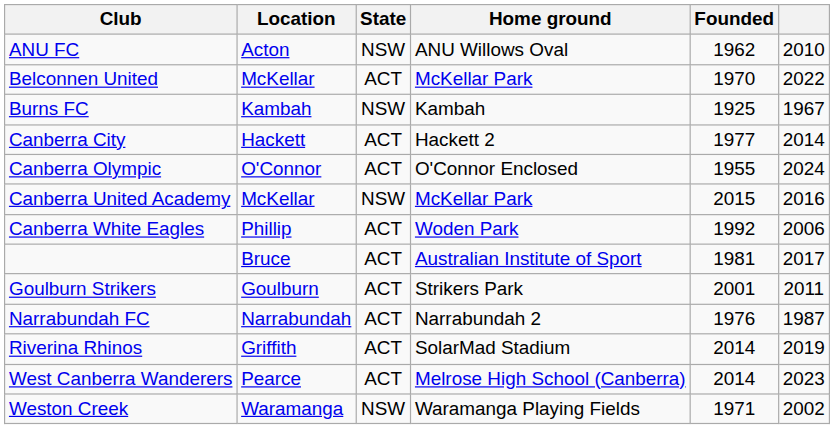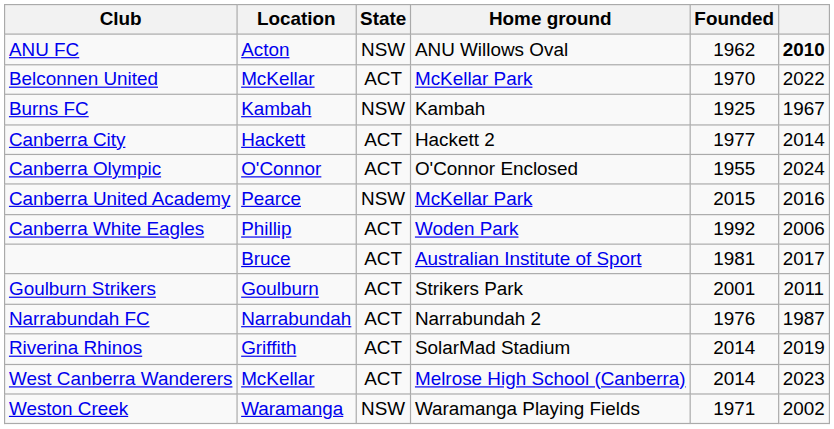(804, 49) normal -> (804, 49) bold
(278, 199) McKellar -> (271, 199) Pearce
(271, 378) Pearce -> (278, 378) McKellar
